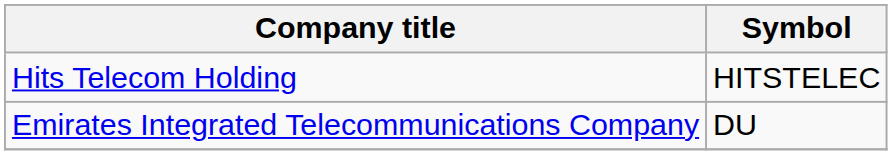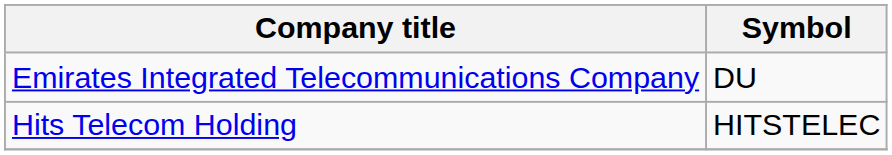rows swapped: (356, 125) <-> (154, 76)
